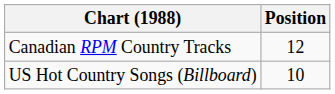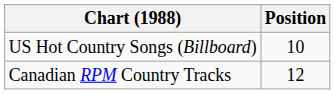rows swapped: (120, 46) <-> (133, 74)
